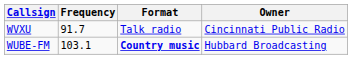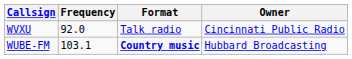(73, 29) 91.7 -> (73, 29) 92.0
